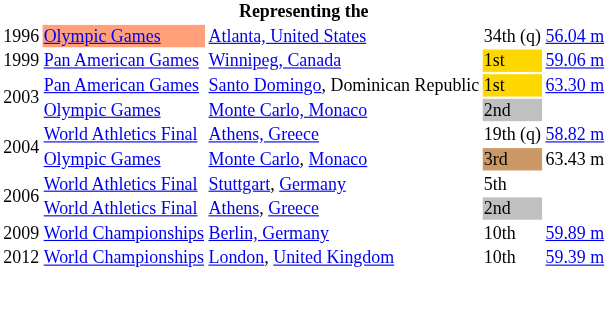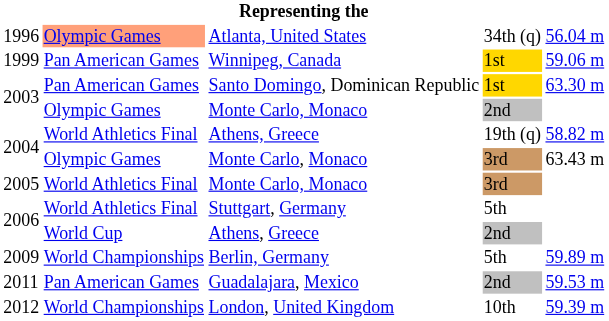+ row: (21, 183)
(121, 208) World Athletics Final -> (83, 233) World Cup
(500, 233) 10th -> (495, 257) 5th
+ row: (21, 282)
